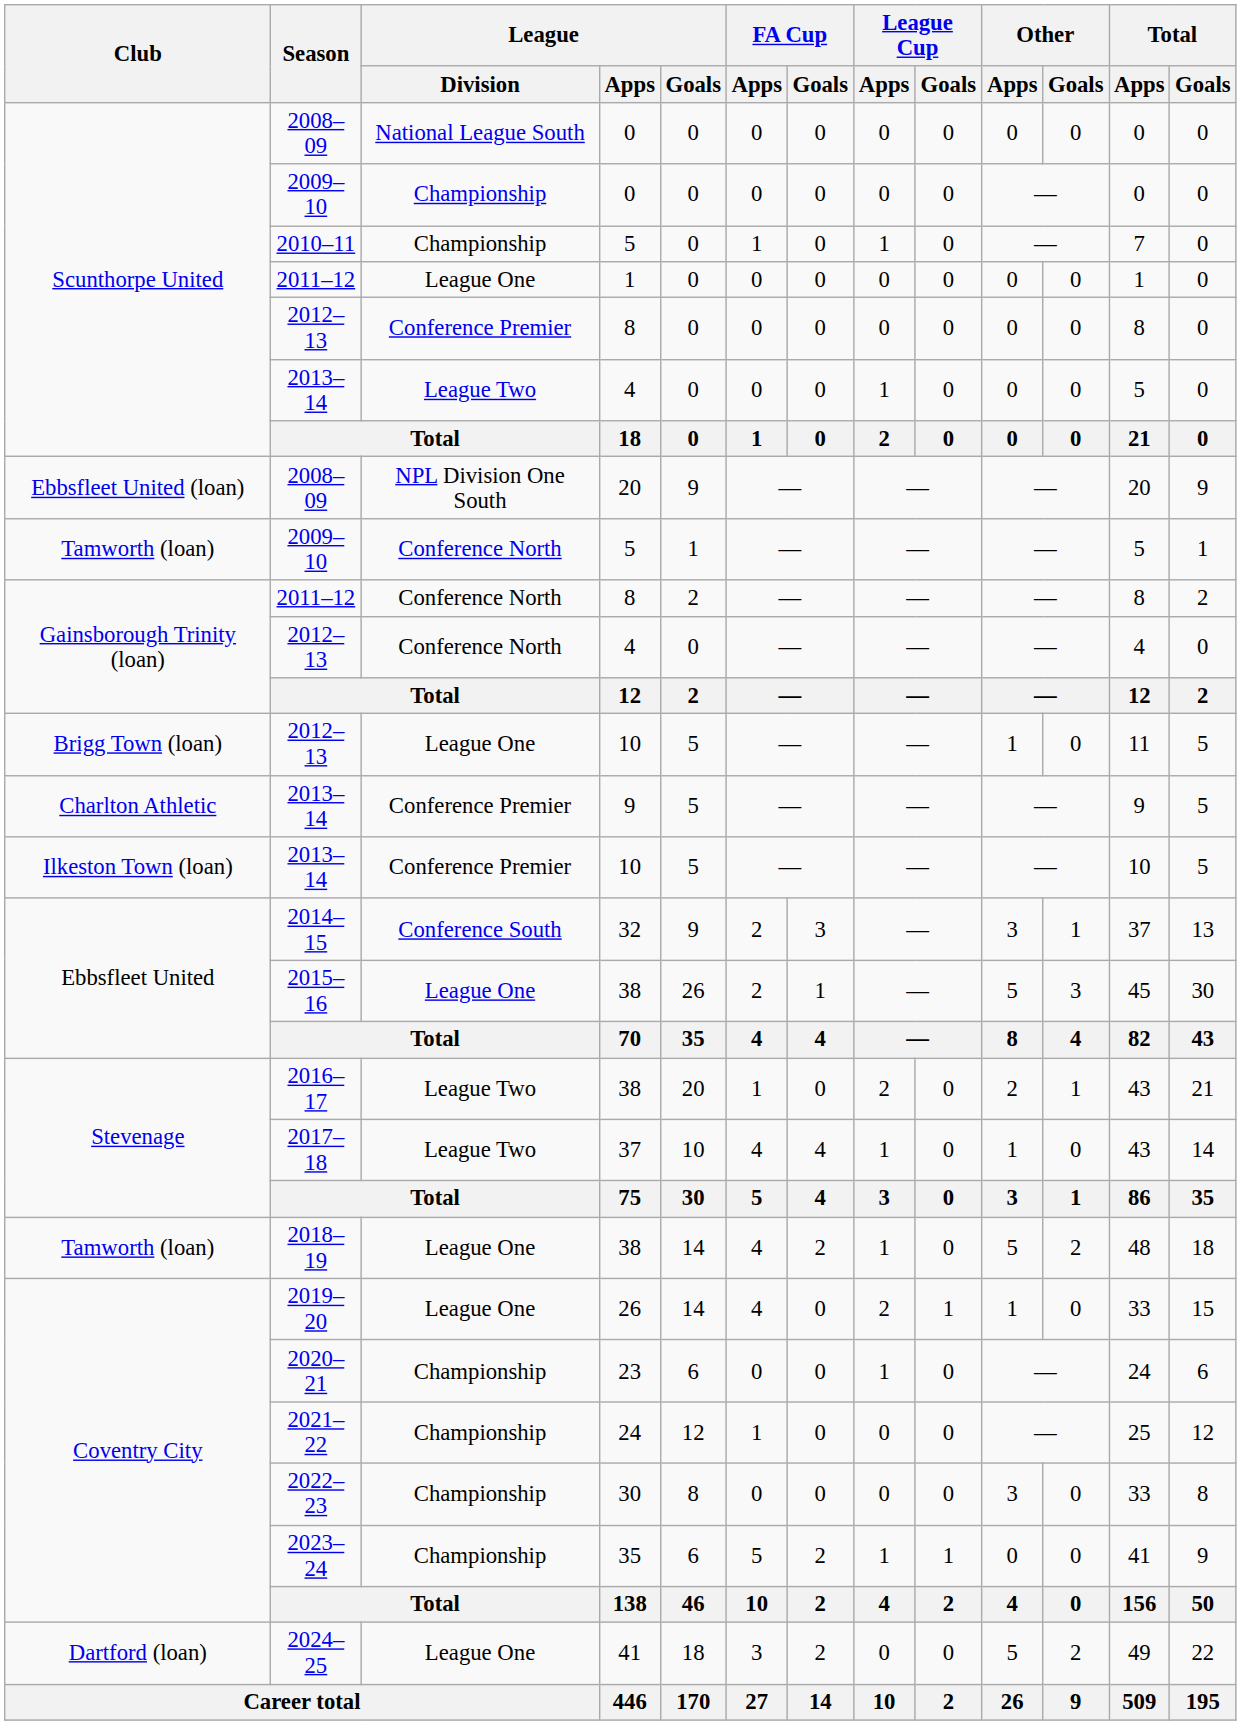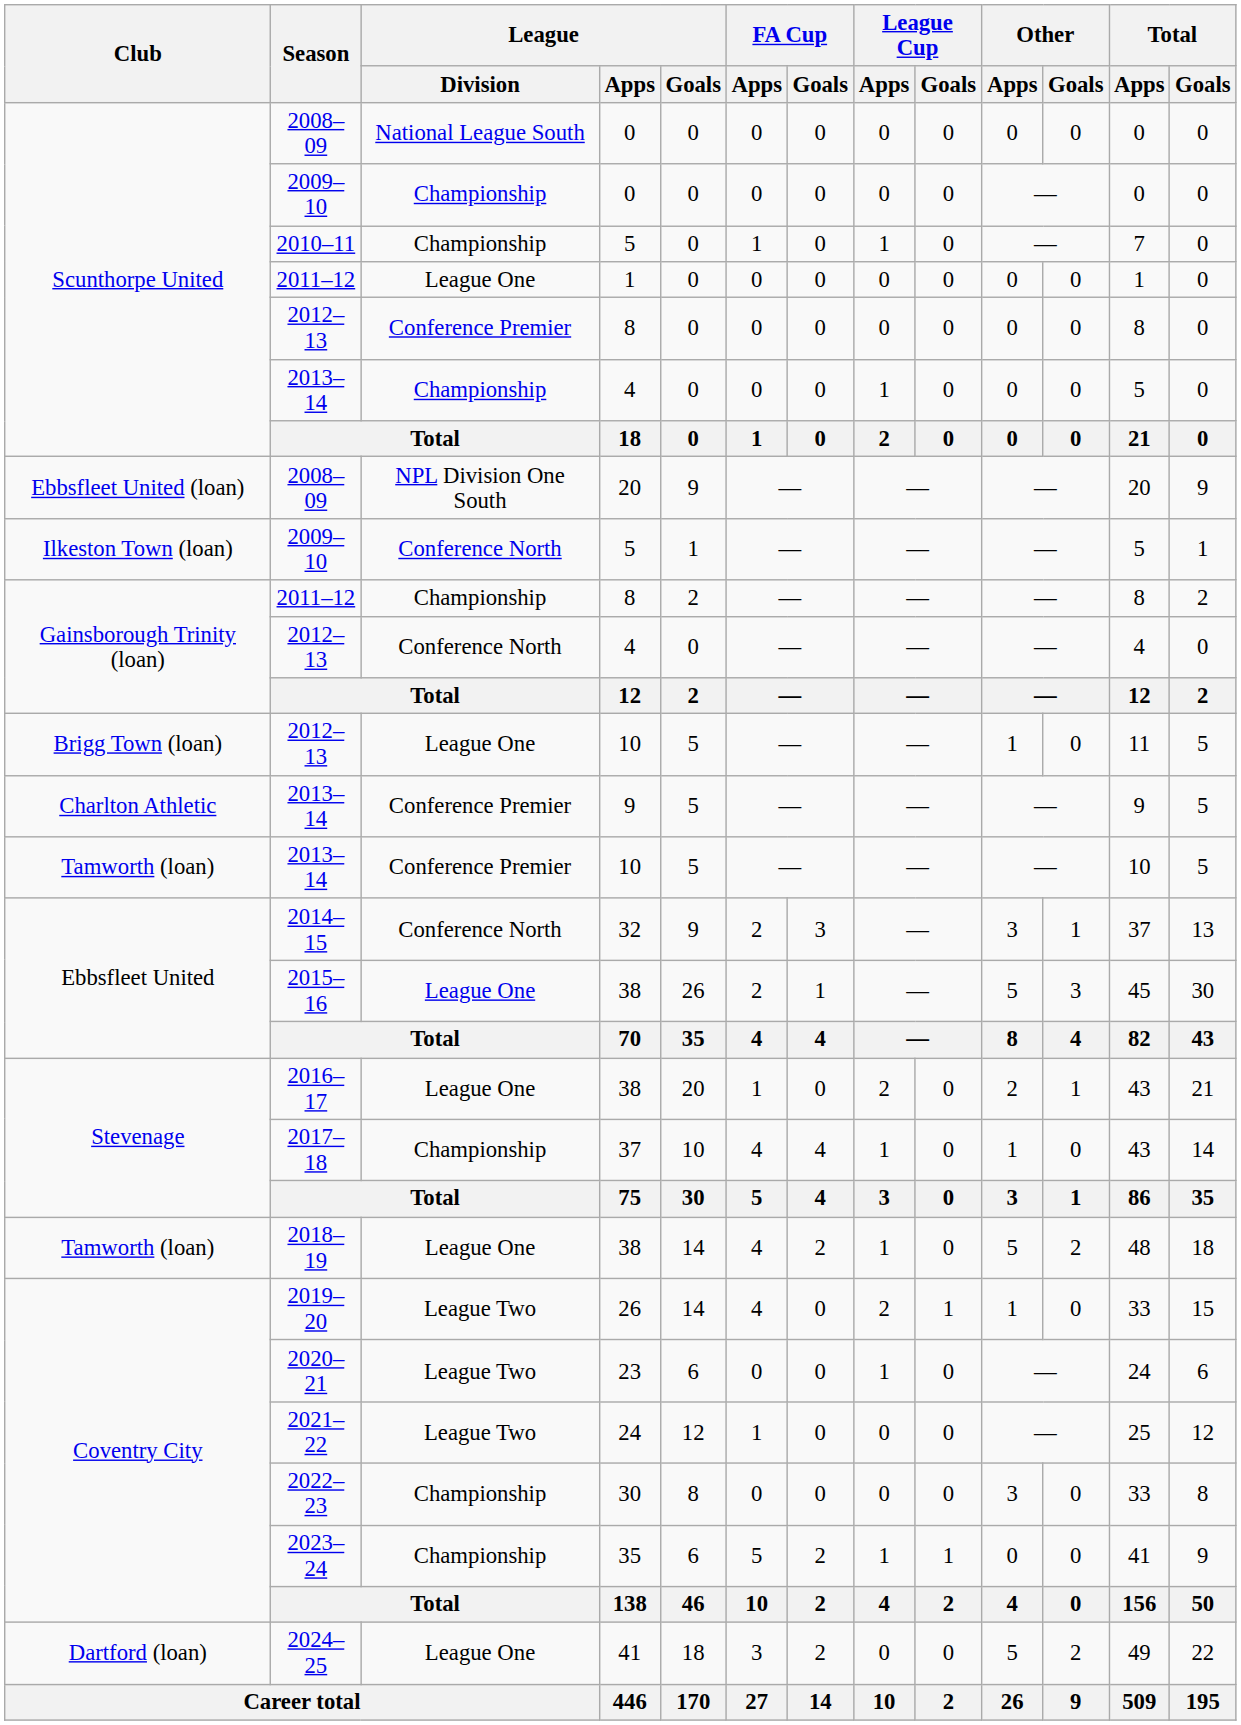(480, 389) League Two -> (480, 389) Championship
(138, 548) Tamworth (loan) -> (138, 548) Ilkeston Town (loan)
(480, 597) Conference North -> (480, 597) Championship
(138, 867) Ilkeston Town (loan) -> (138, 867) Tamworth (loan)
(480, 929) Conference South -> (480, 929) Conference North
(480, 1088) League Two -> (480, 1088) League One
(480, 1149) League Two -> (480, 1149) Championship
(480, 1309) League One -> (480, 1309) League Two
(480, 1370) Championship -> (480, 1370) League Two
(480, 1432) Championship -> (480, 1432) League Two
